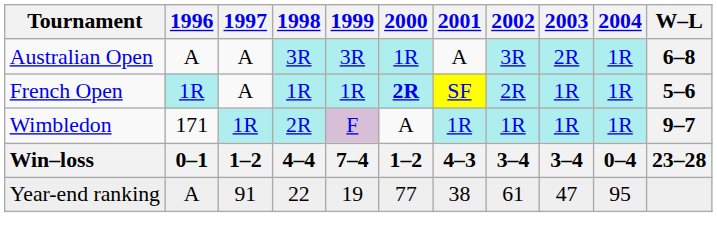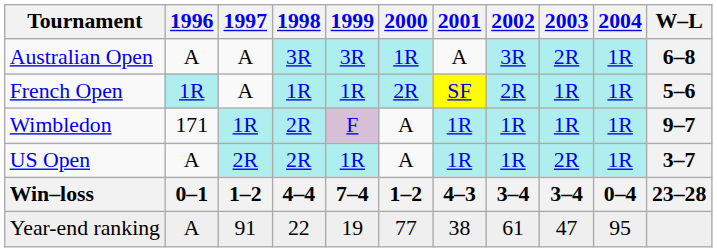(406, 90) bold -> (406, 90) normal
+ row: (50, 159)
